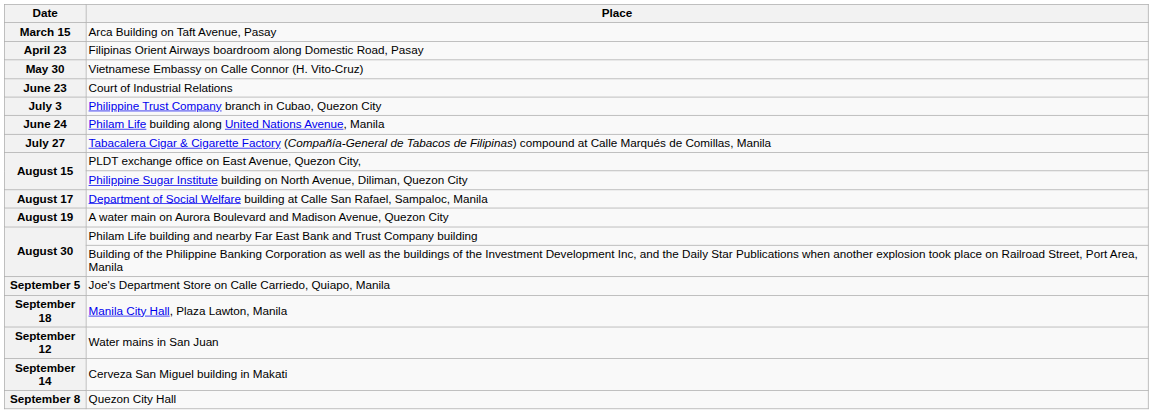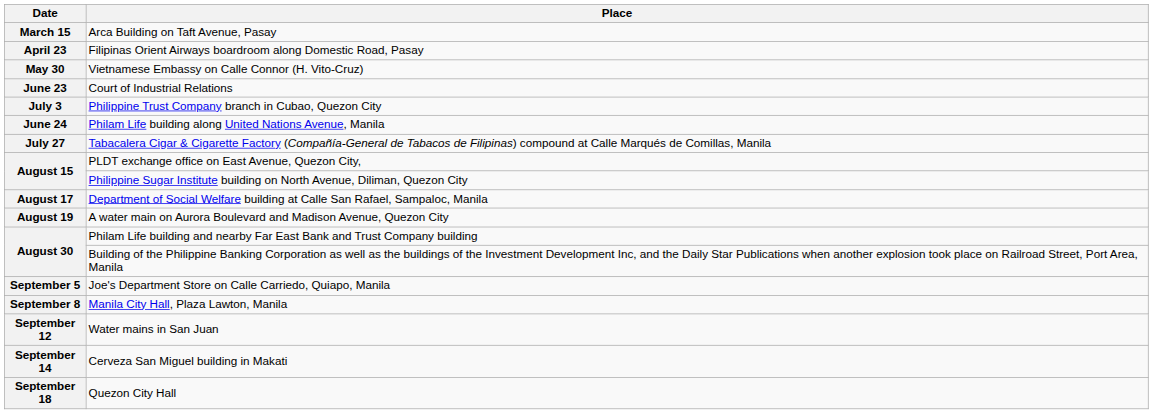(45, 311) September 18 -> (45, 304) September 8
(45, 399) September 8 -> (45, 393) September 18
